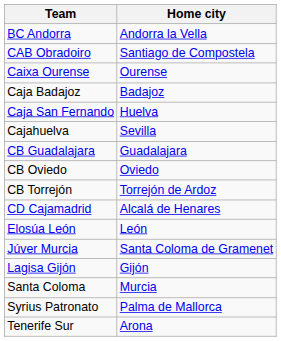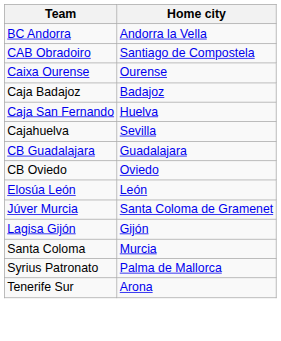- row: (40, 190)
- row: (49, 209)
